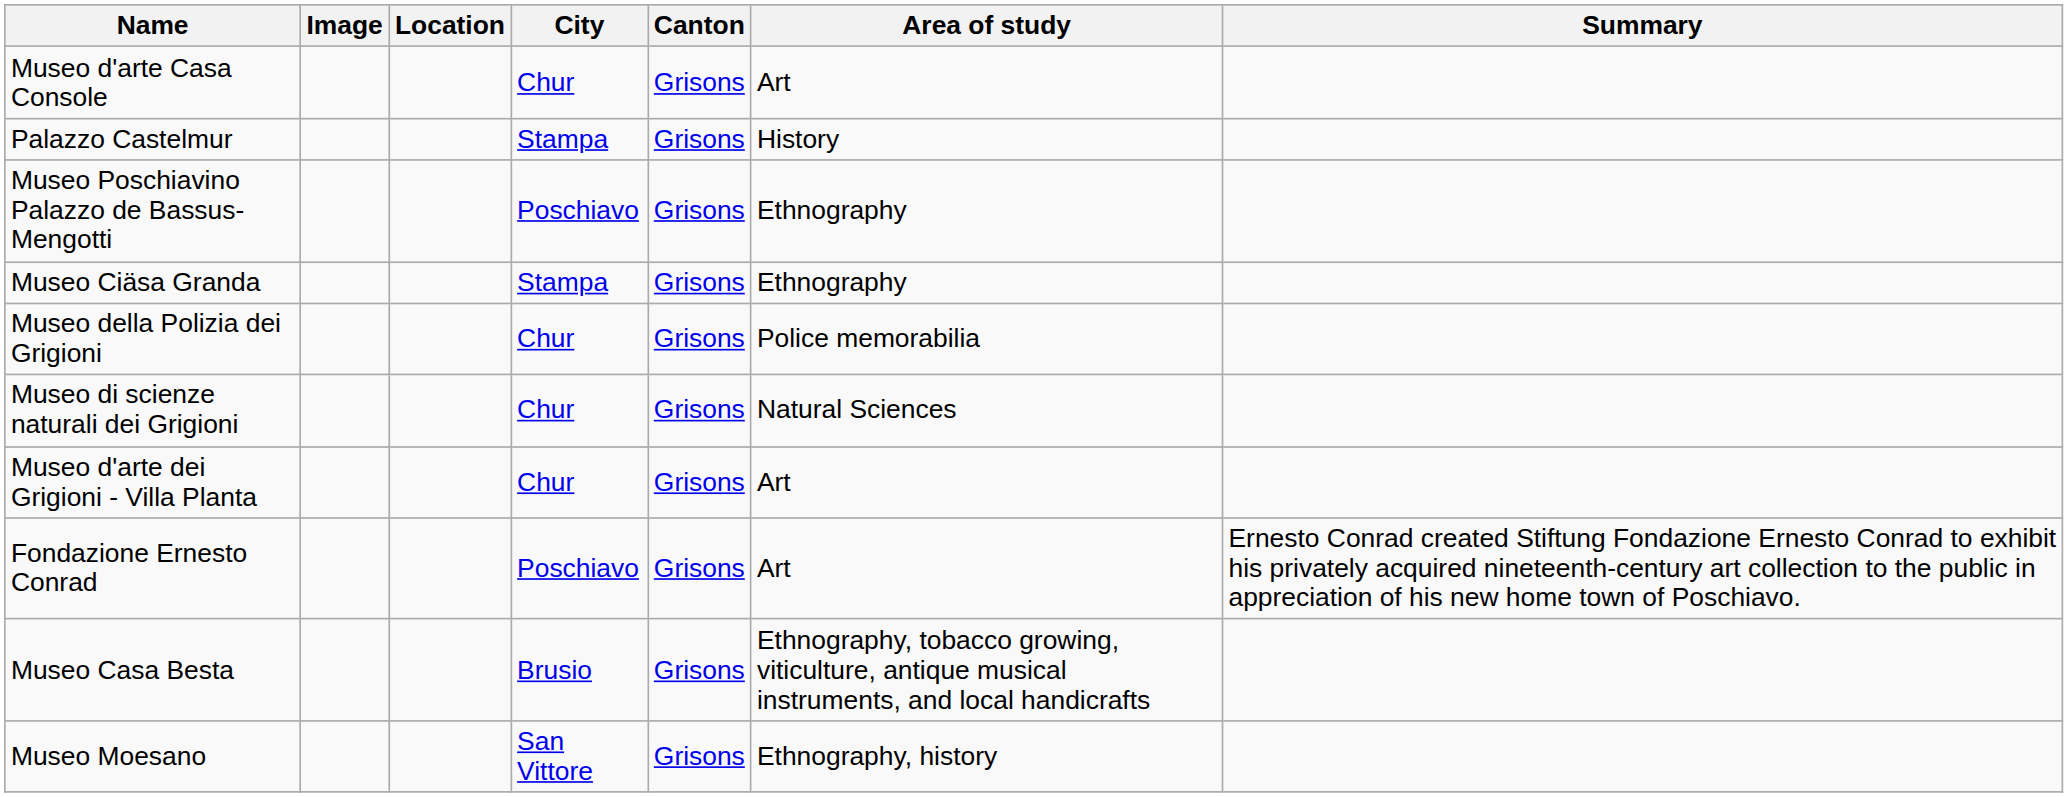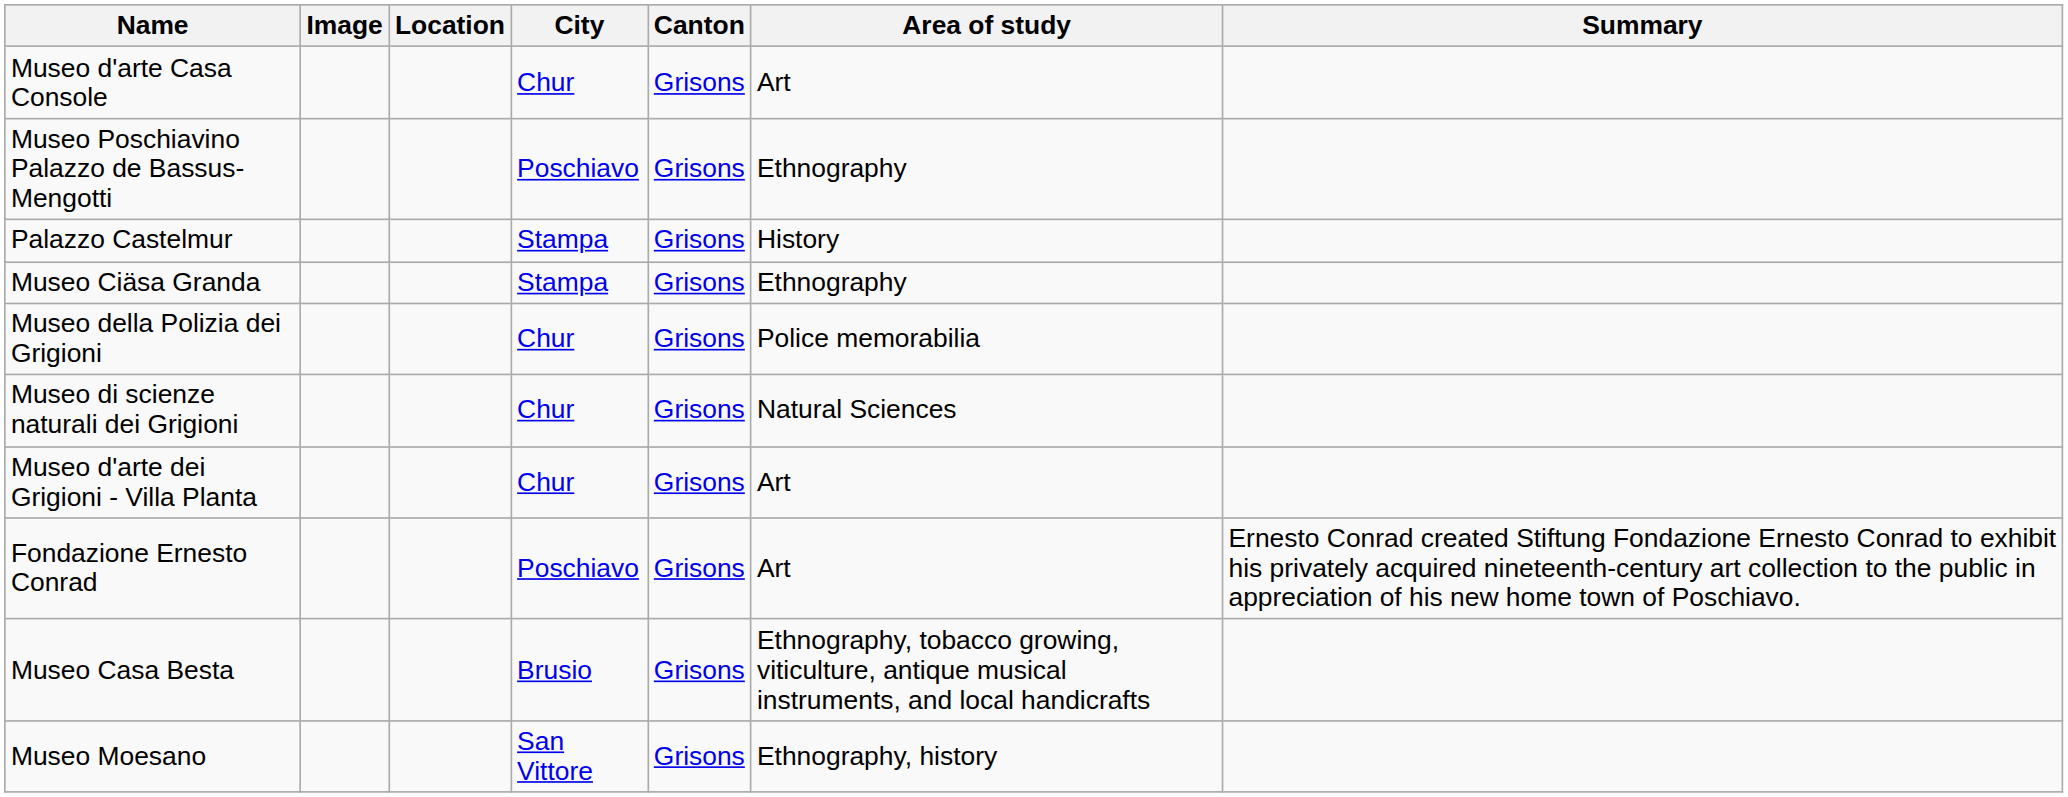rows swapped: (128, 210) <-> (122, 138)
